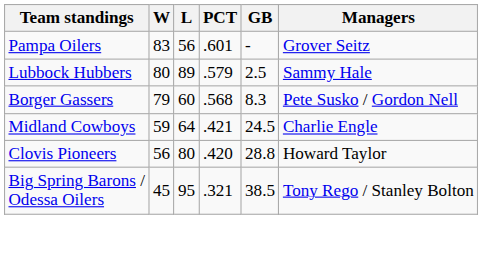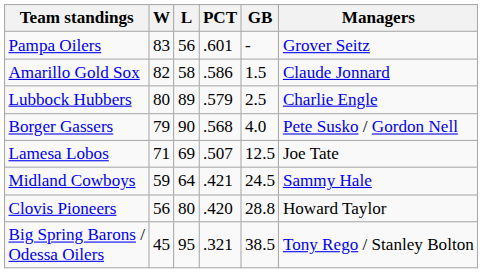+ row: (74, 72)
(327, 72) Sammy Hale -> (330, 99) Charlie Engle
(186, 99) 60 -> (186, 126) 90
(256, 99) 8.3 -> (256, 126) 4.0
+ row: (59, 153)
(330, 126) Charlie Engle -> (327, 180) Sammy Hale
